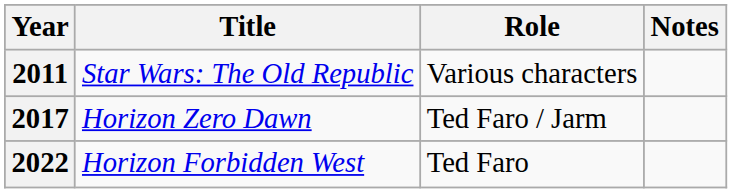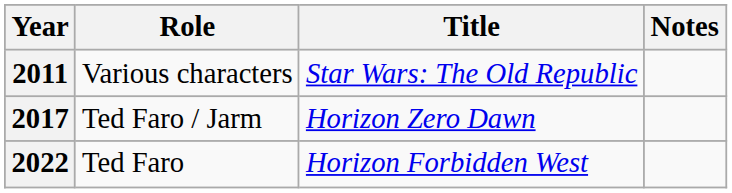columns swapped: (248, 27) <-> (532, 27)
